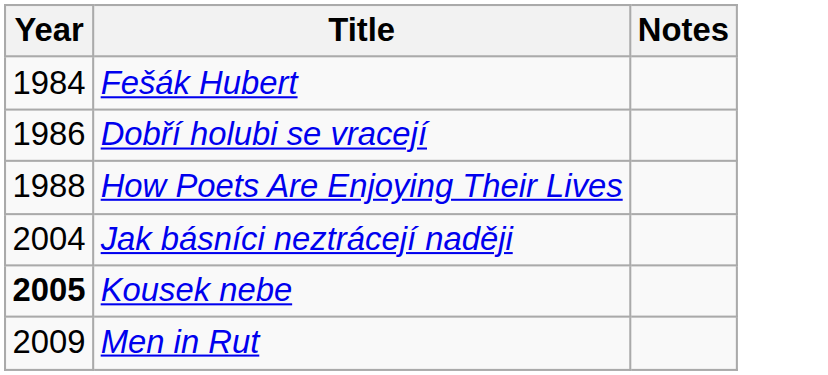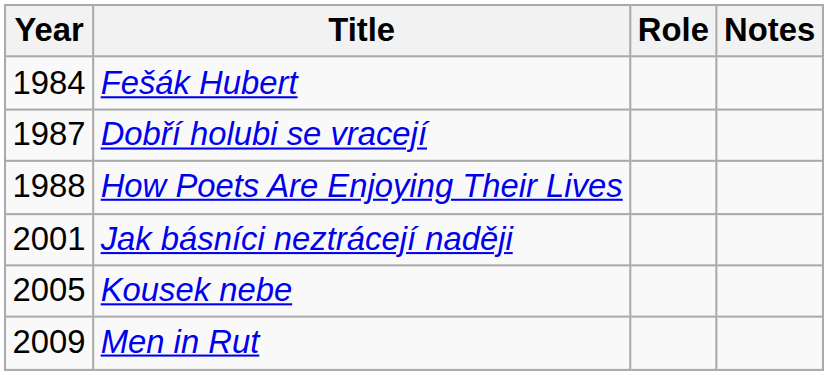+ column: (673, 30)
(49, 134) 1986 -> (49, 134) 1987
(49, 238) 2004 -> (49, 238) 2001
(49, 290) bold -> (49, 290) normal
